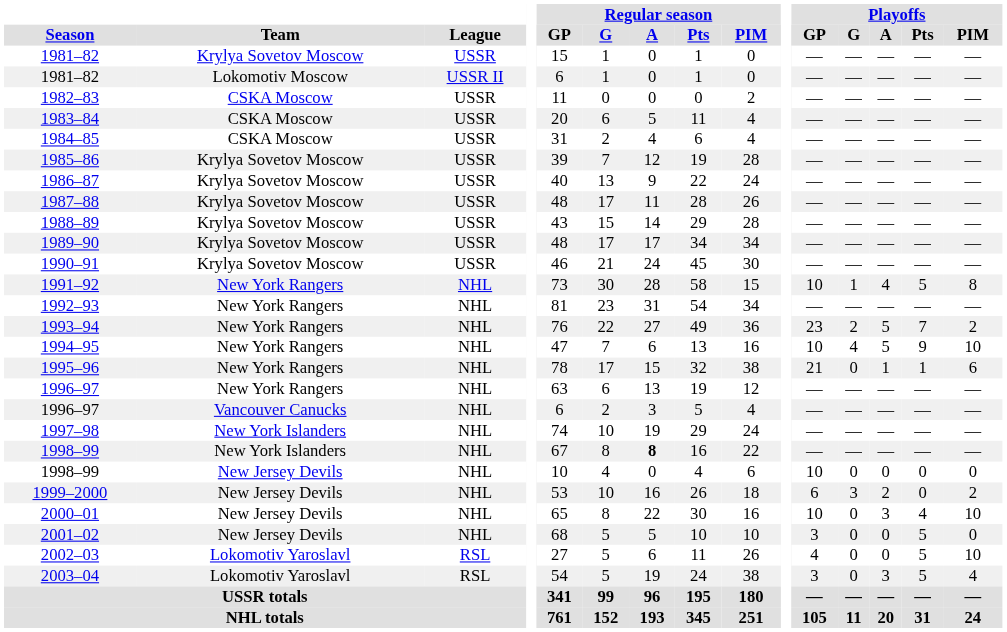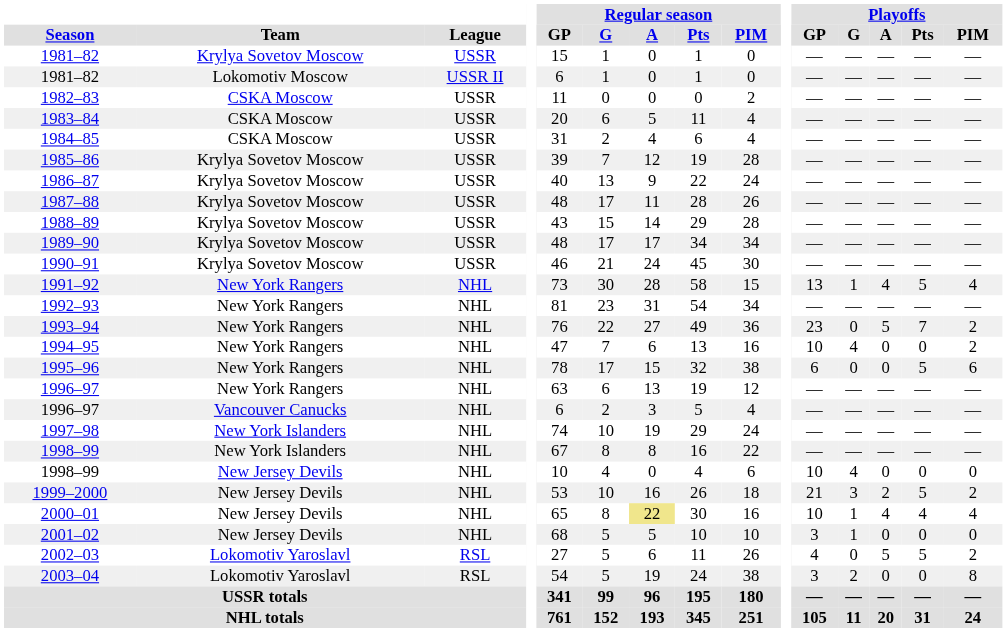(814, 284) 10 -> (814, 284) 13
(973, 284) 8 -> (973, 284) 4
(854, 326) 2 -> (854, 326) 0
(886, 347) 5 -> (886, 347) 0
(923, 347) 9 -> (923, 347) 0
(973, 347) 10 -> (973, 347) 2
(814, 367) 21 -> (814, 367) 6
(886, 367) 1 -> (886, 367) 0
(923, 367) 1 -> (923, 367) 5
(652, 451) bold -> (652, 451) normal
(854, 471) 0 -> (854, 471) 4
(814, 492) 6 -> (814, 492) 21
(923, 492) 0 -> (923, 492) 5
(652, 513) no background -> (652, 513) khaki background
(854, 513) 0 -> (854, 513) 1
(886, 513) 3 -> (886, 513) 4
(973, 513) 10 -> (973, 513) 4
(854, 534) 0 -> (854, 534) 1
(923, 534) 5 -> (923, 534) 0
(886, 555) 0 -> (886, 555) 5
(973, 555) 10 -> (973, 555) 2
(854, 575) 0 -> (854, 575) 2
(886, 575) 3 -> (886, 575) 0
(923, 575) 5 -> (923, 575) 0
(973, 575) 4 -> (973, 575) 8
